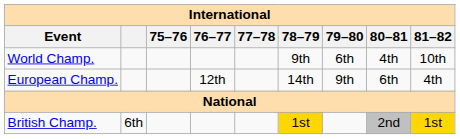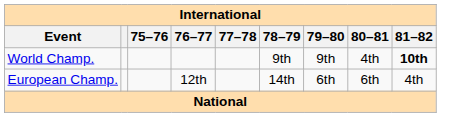(345, 58) 6th -> (326, 58) 9th
(433, 58) normal -> (414, 58) bold
(345, 79) 9th -> (326, 79) 6th
- row: (52, 123)
